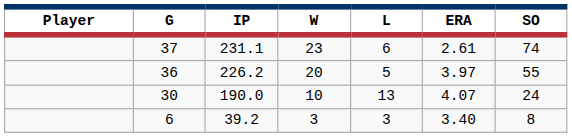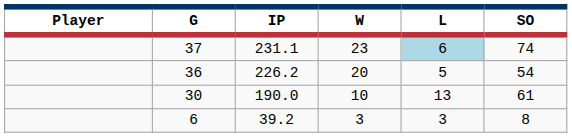- column: (459, 21)
(386, 49) no background -> (443, 49) lightblue background
(531, 73) 55 -> (526, 73) 54
(531, 97) 24 -> (526, 97) 61
